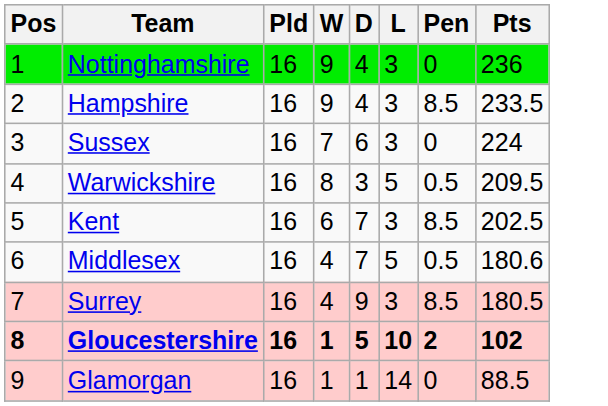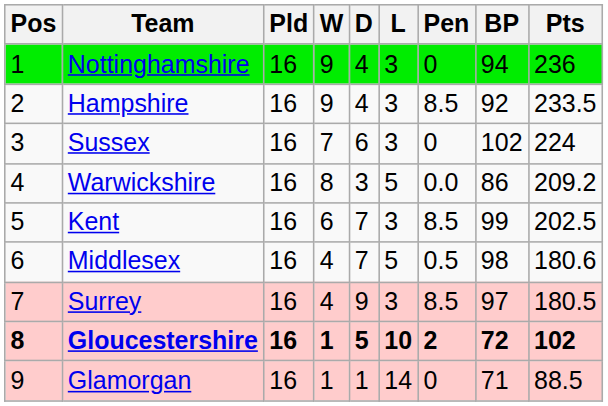+ column: (502, 24)
(441, 182) 0.5 -> (441, 182) 0.0
(512, 182) 209.5 -> (565, 182) 209.2
